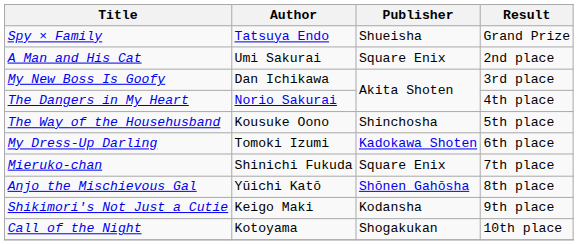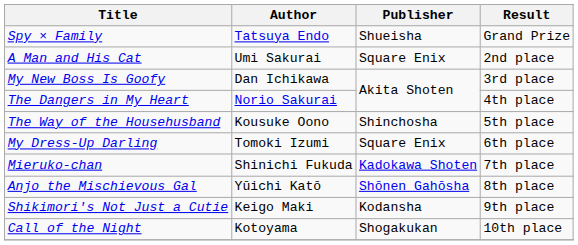(418, 144) Kadokawa Shoten -> (402, 144) Square Enix
(402, 165) Square Enix -> (418, 165) Kadokawa Shoten
